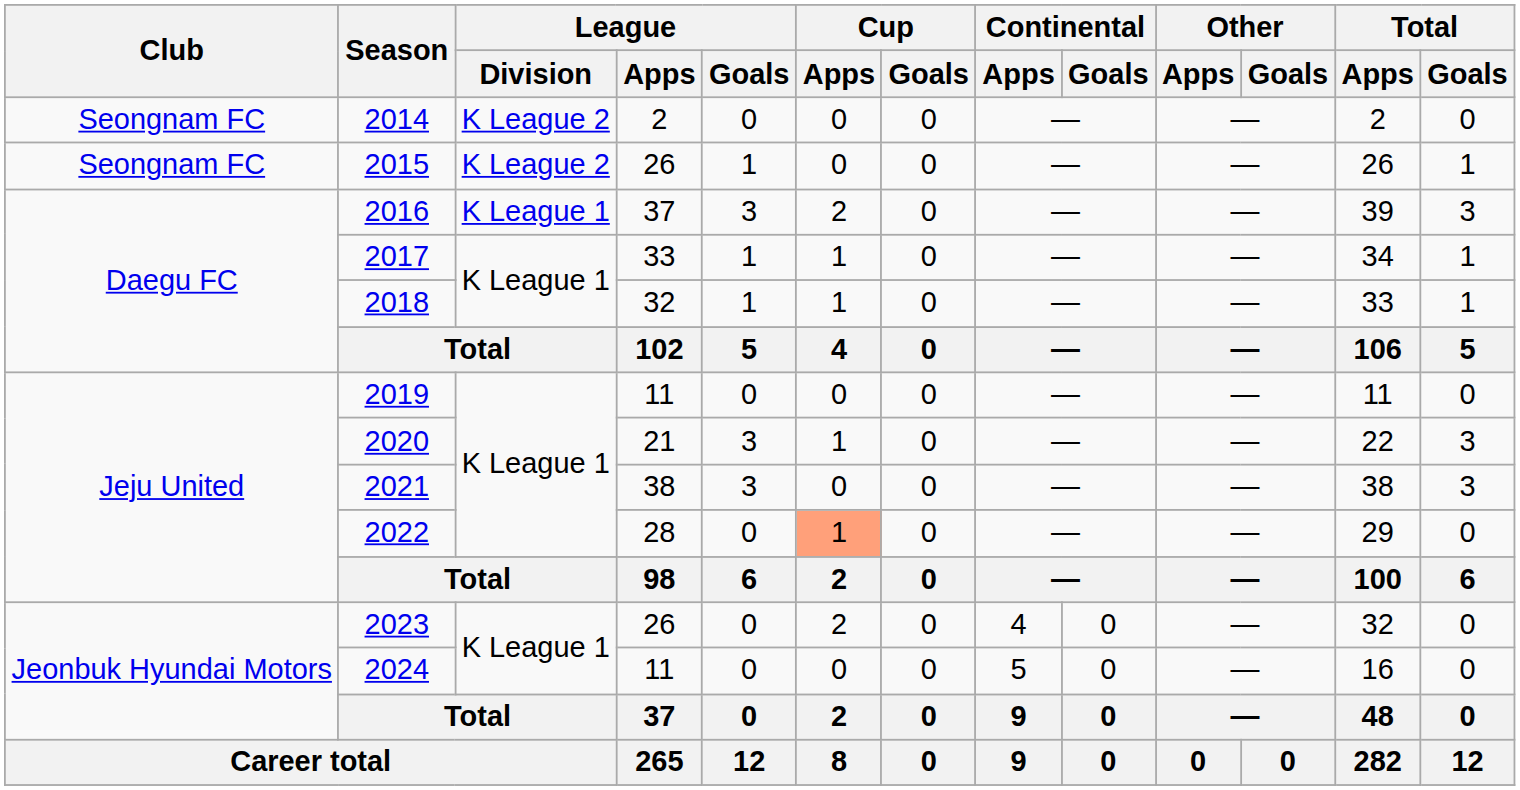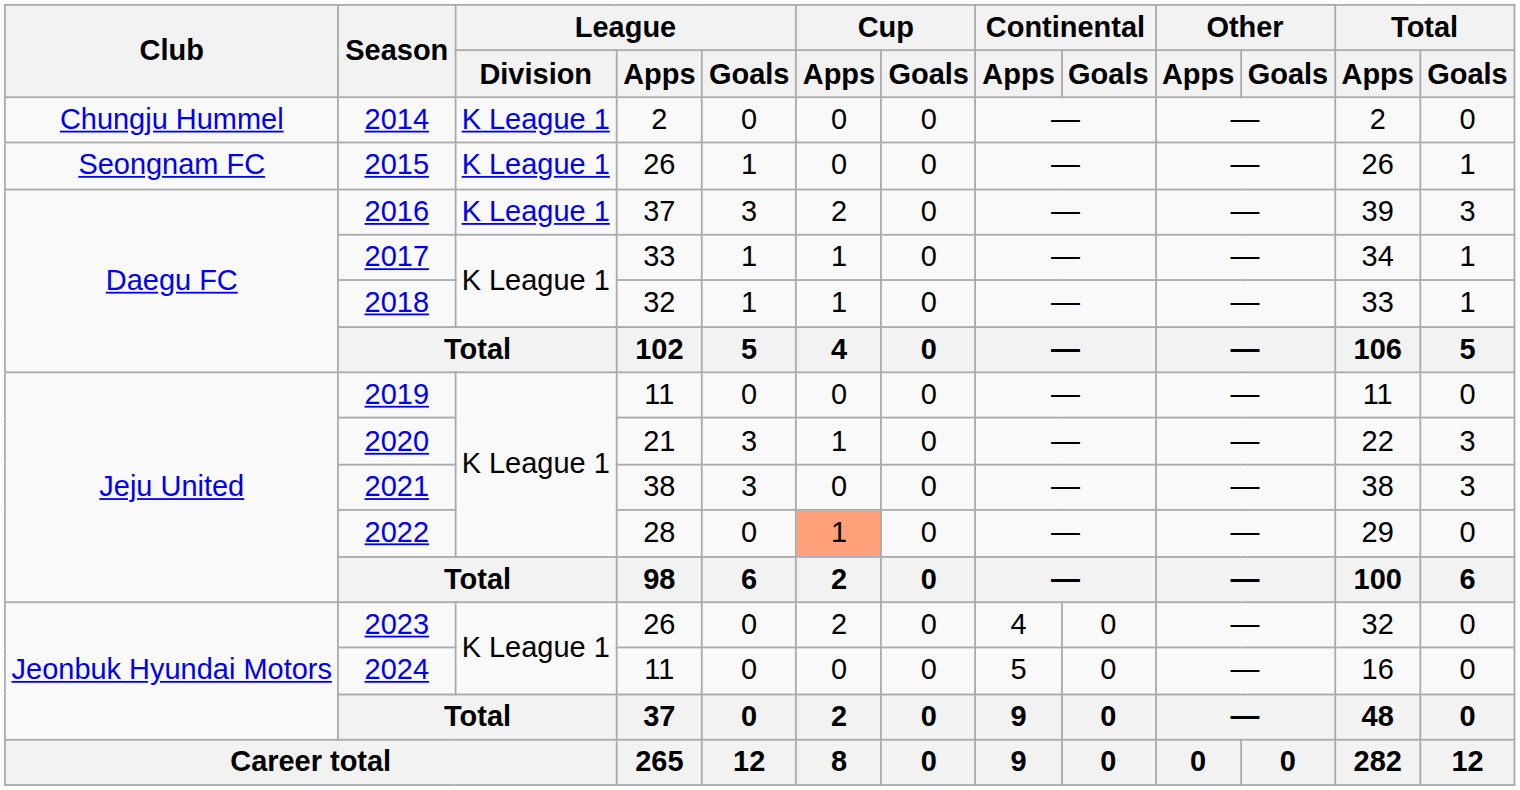(172, 119) Seongnam FC -> (172, 119) Chungju Hummel
(536, 119) K League 2 -> (536, 119) K League 1
(536, 165) K League 2 -> (536, 165) K League 1
